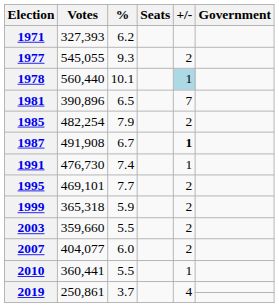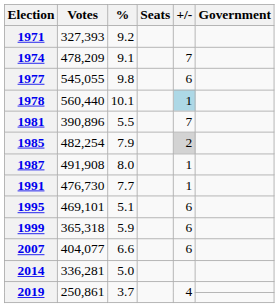(126, 36) 6.2 -> (126, 36) 9.2
+ row: (31, 57)
(126, 57) 9.3 -> (126, 79) 9.8
(189, 57) 2 -> (189, 79) 6
(126, 100) 6.5 -> (126, 121) 5.5
(189, 121) no background -> (189, 143) lightgrey background
(126, 143) 6.7 -> (126, 164) 8.0
(189, 143) bold -> (189, 164) normal
(126, 164) 7.4 -> (126, 185) 7.7
(126, 185) 7.7 -> (126, 206) 5.1
(189, 185) 2 -> (189, 206) 6
(189, 206) 2 -> (189, 228) 6
- row: (31, 228)
(126, 249) 6.0 -> (126, 249) 6.6
(189, 249) 2 -> (189, 249) 6
- row: (31, 270)
+ row: (31, 270)
